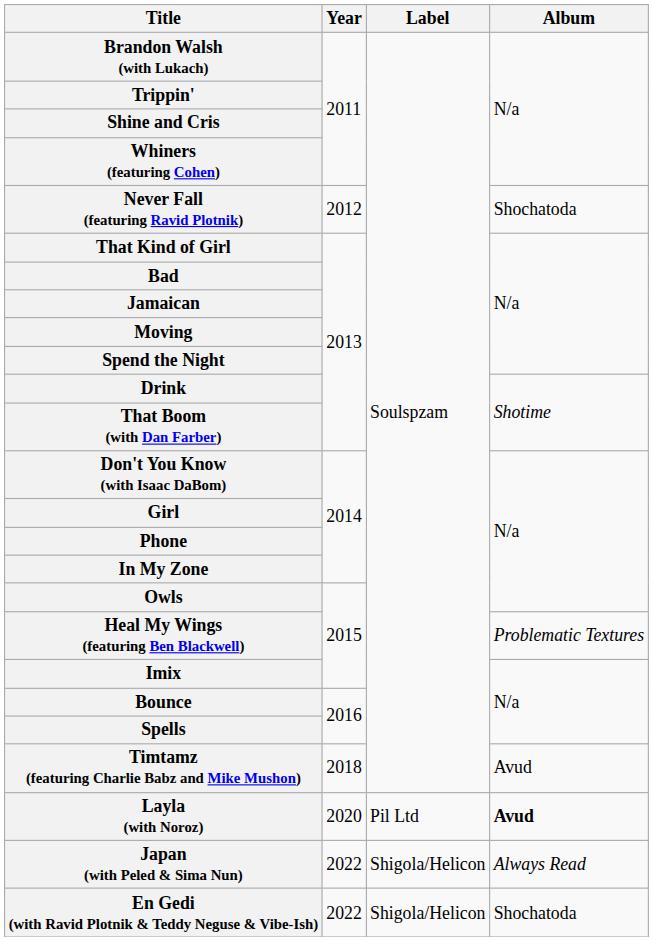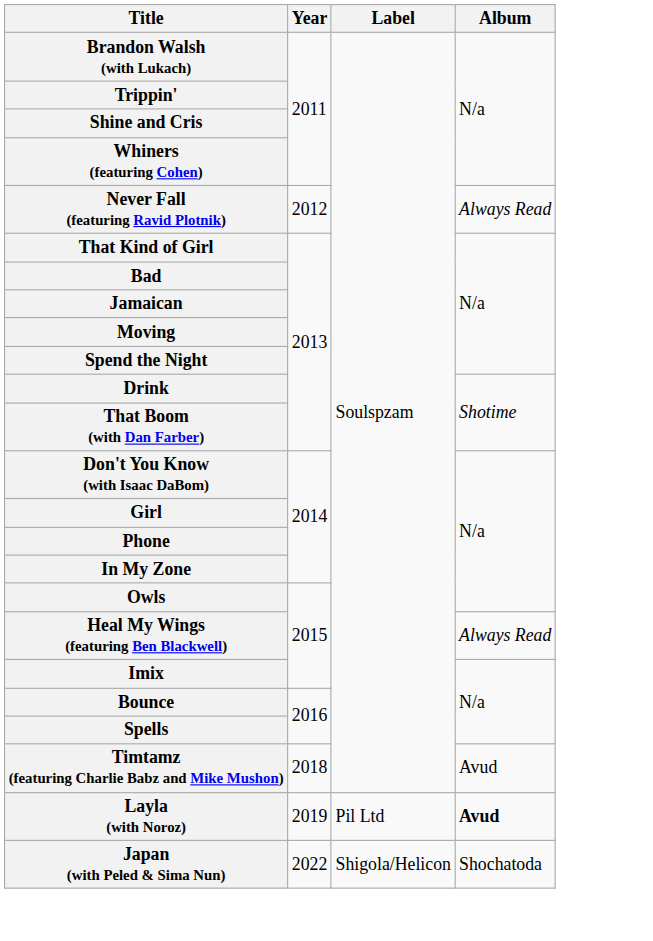(535, 209) Shochatoda -> (505, 209) Always Read
(569, 635) Problematic Textures -> (505, 635) Always Read
(344, 816) 2020 -> (310, 816) 2019
(540, 864) Always Read -> (501, 864) Shochatoda
- row: (163, 912)
